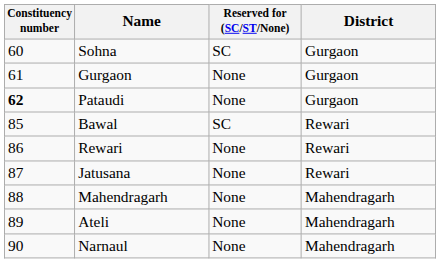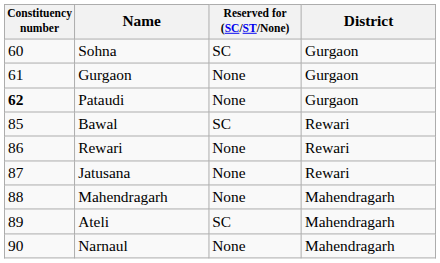(229, 221) None -> (222, 221) SC
